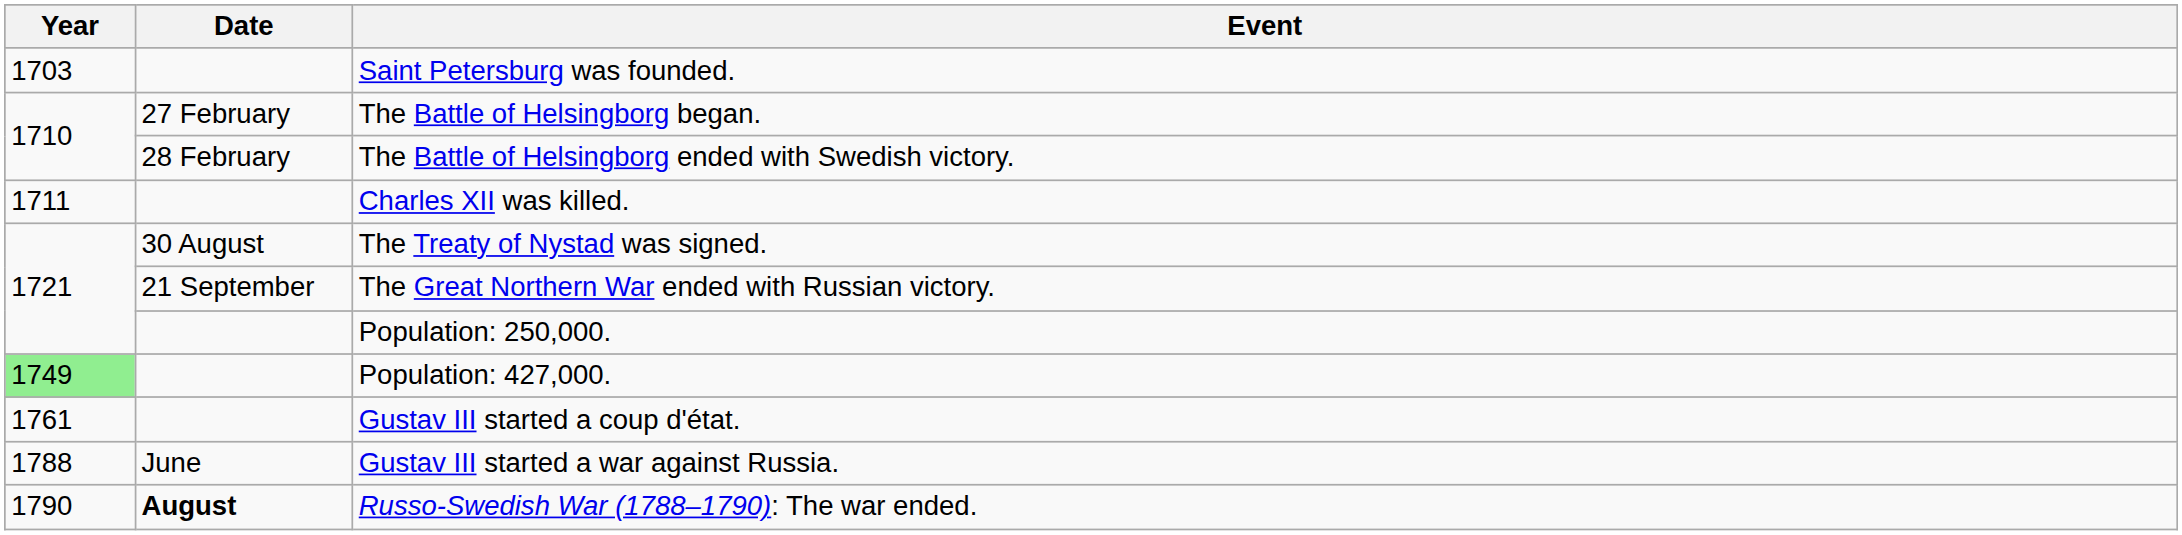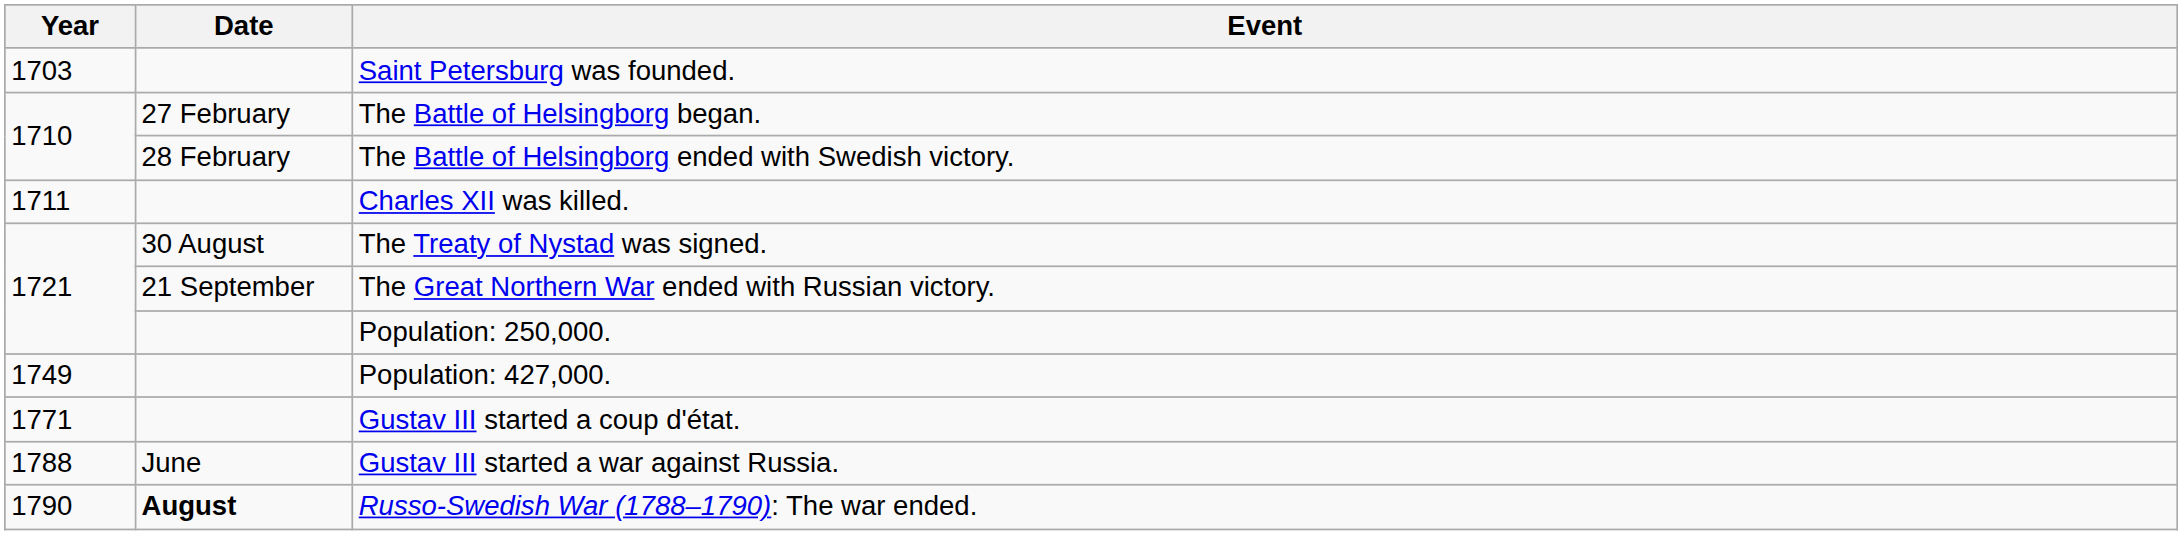(42, 375) lightgreen background -> (42, 375) no background
(42, 419) 1761 -> (42, 419) 1771
